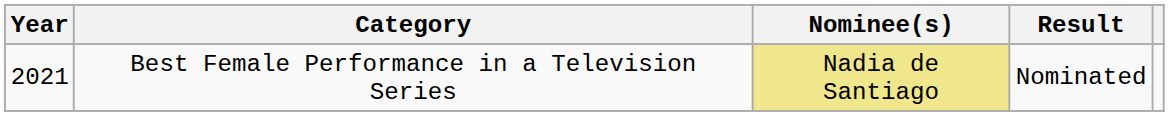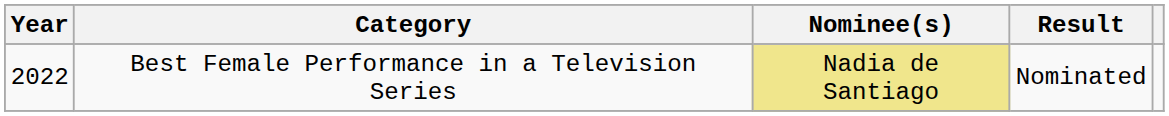(40, 78) 2021 -> (40, 78) 2022
